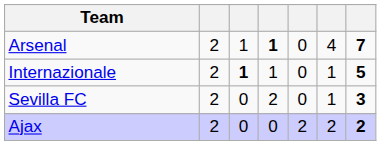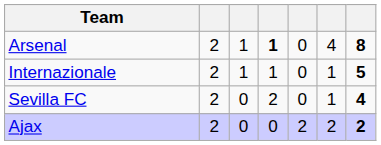(361, 45) 7 -> (361, 45) 8
(244, 72) bold -> (244, 72) normal
(361, 99) 3 -> (361, 99) 4
